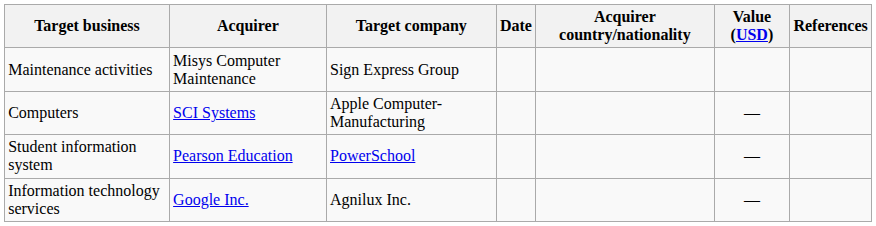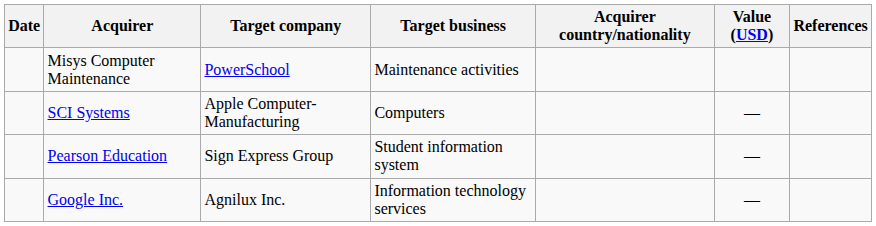columns swapped: (516, 26) <-> (87, 26)
(394, 69) Sign Express Group -> (247, 69) PowerSchool
(373, 156) PowerSchool -> (269, 156) Sign Express Group
